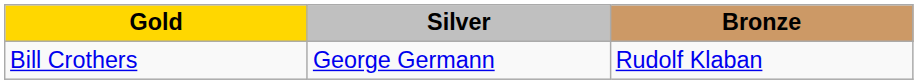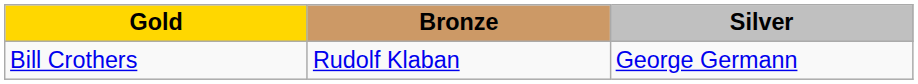columns swapped: (459, 23) <-> (762, 23)
